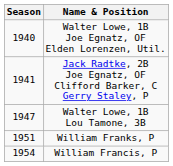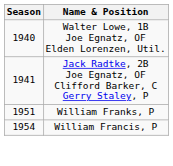- row: (106, 118)
